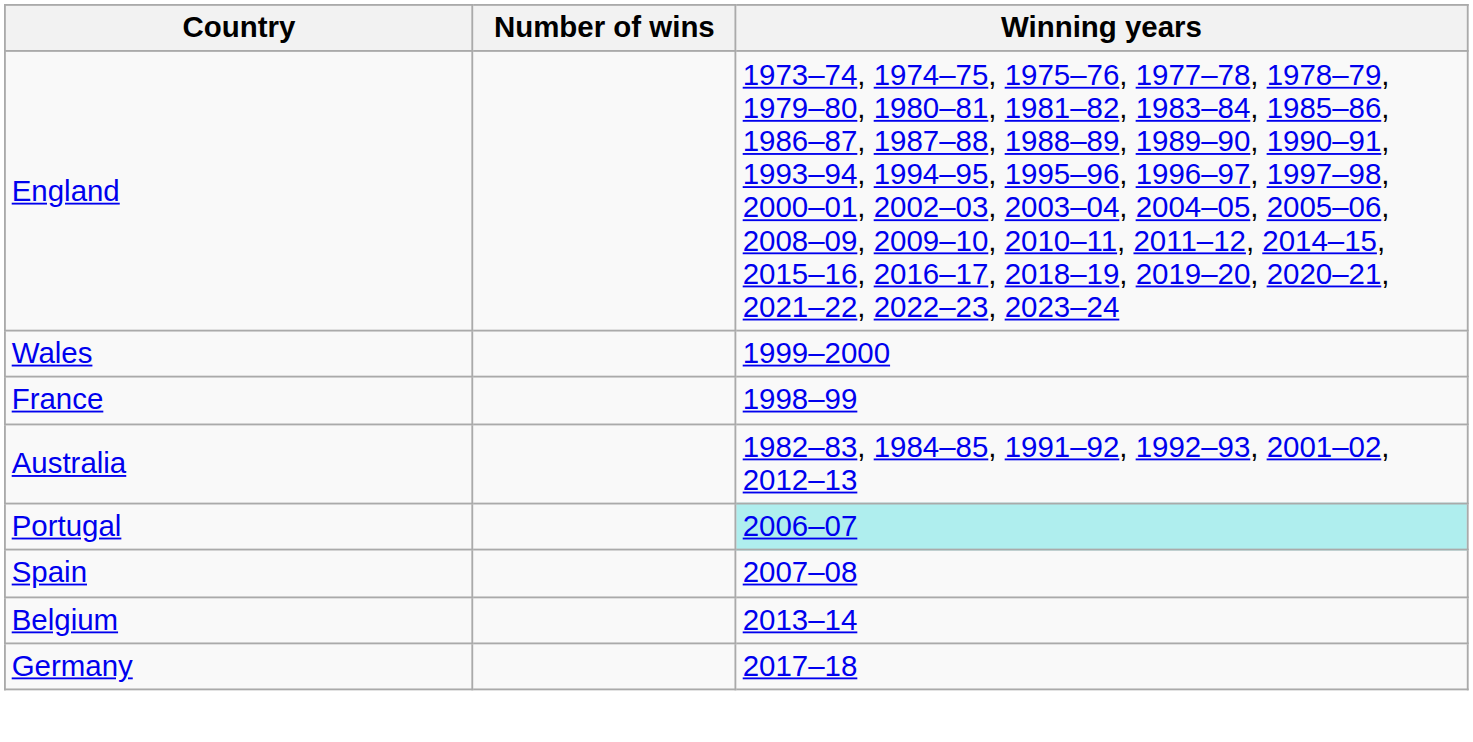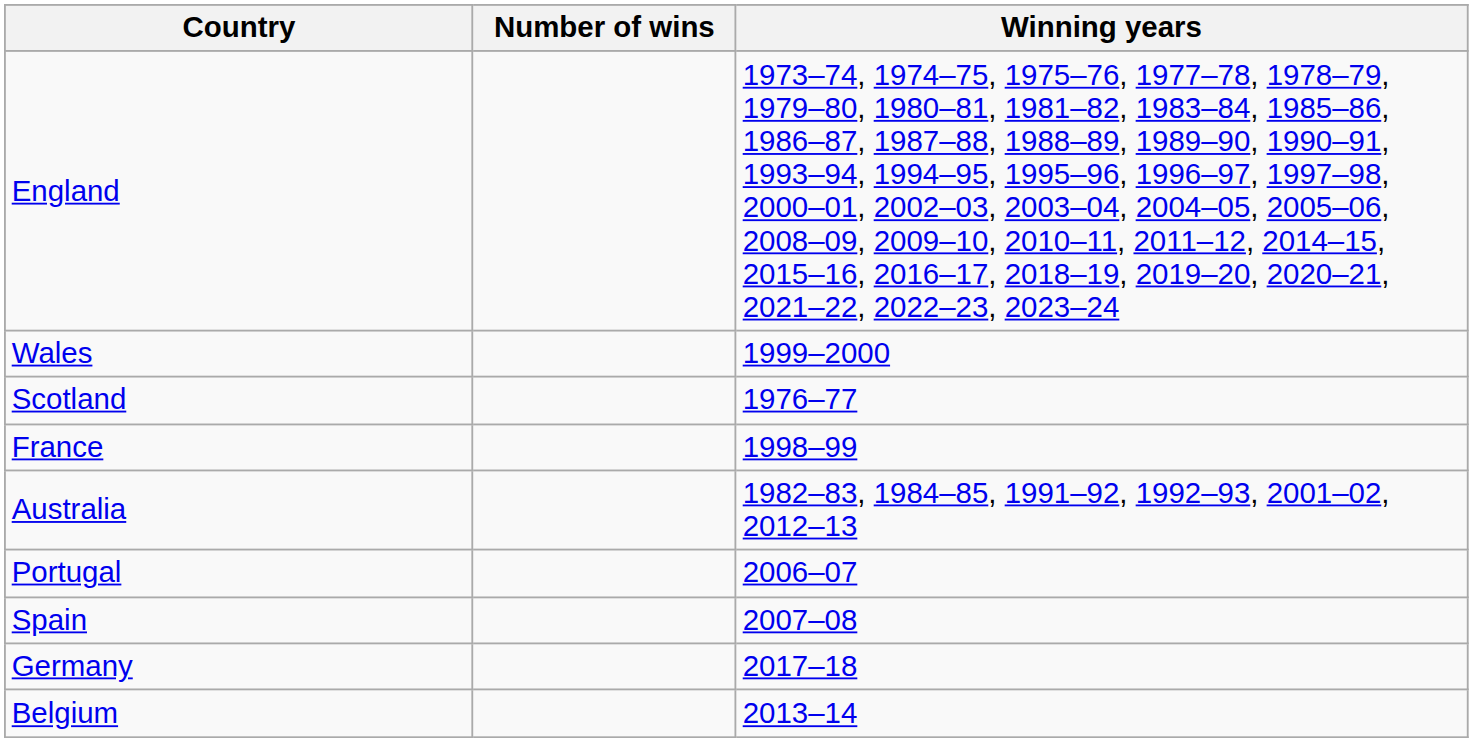+ row: (69, 399)
(800, 526) paleturquoise background -> (800, 572) no background
rows swapped: (65, 619) <-> (72, 666)
